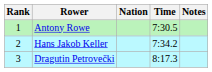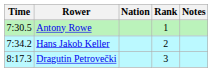columns swapped: (18, 12) <-> (165, 12)
